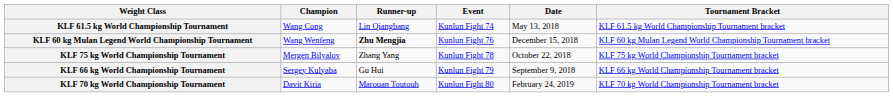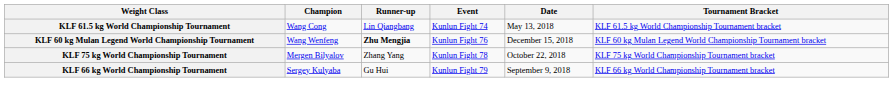- row: (143, 84)
